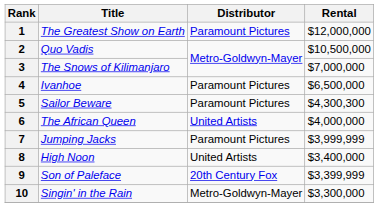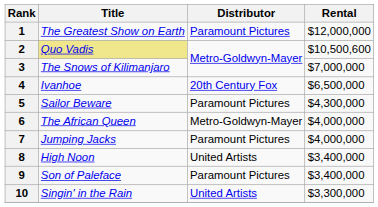(67, 49) no background -> (67, 49) khaki background
(339, 49) $10,500,000 -> (339, 49) $10,500,600
(240, 85) Paramount Pictures -> (234, 85) 20th Century Fox
(336, 103) $4,300,300 -> (336, 103) $4,300,000
(224, 121) United Artists -> (246, 121) Metro-Goldwyn-Mayer
(336, 139) $3,999,999 -> (336, 139) $4,000,000
(234, 175) 20th Century Fox -> (240, 175) Paramount Pictures
(336, 175) $3,399,999 -> (336, 175) $3,400,000
(246, 193) Metro-Goldwyn-Mayer -> (224, 193) United Artists
